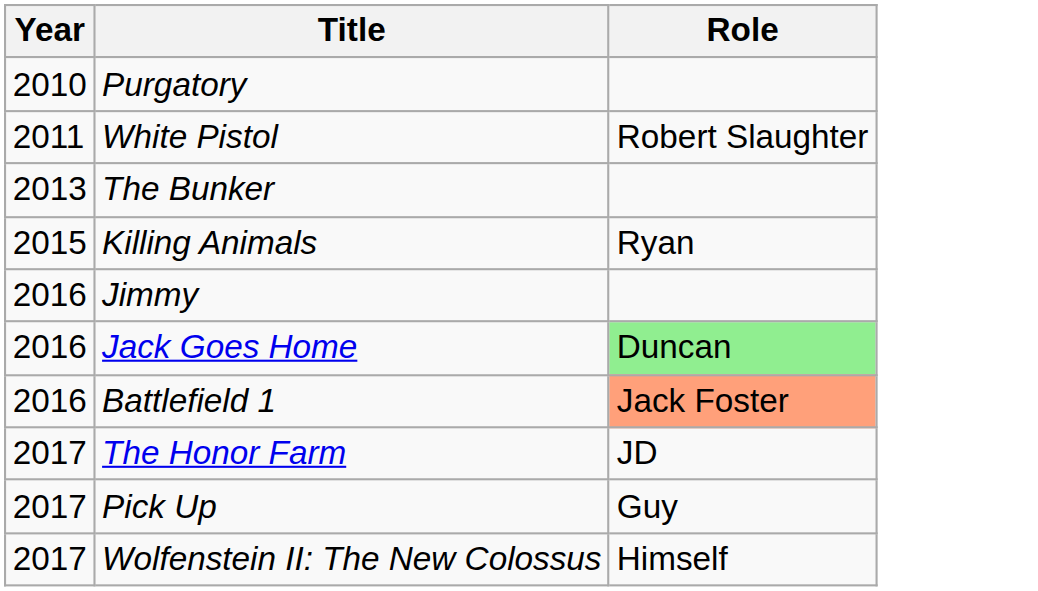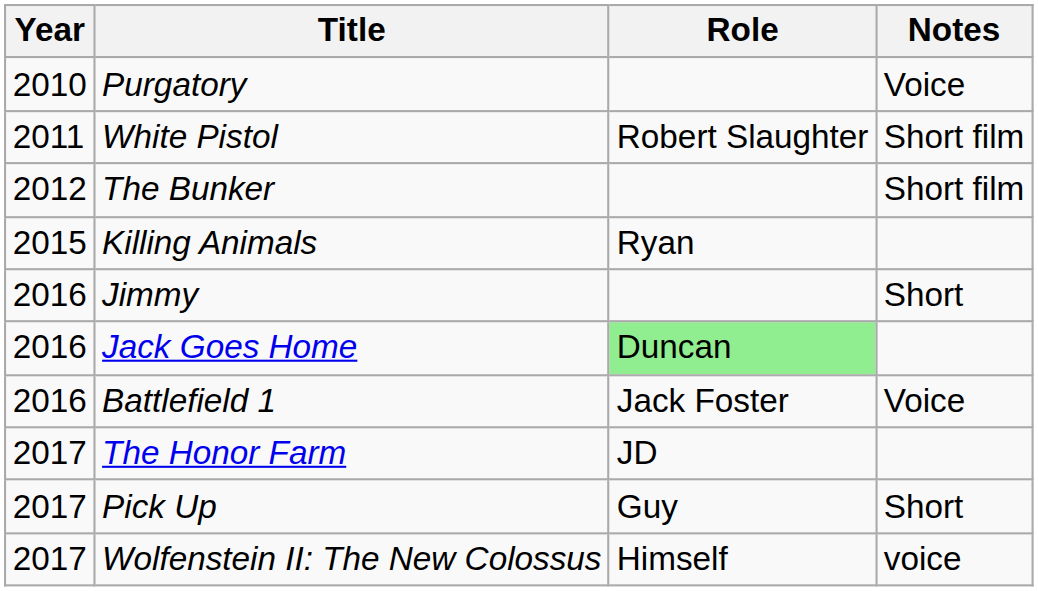+ column: (954, 30)
(50, 189) 2013 -> (50, 189) 2012
(703, 400) lightsalmon background -> (703, 400) no background
